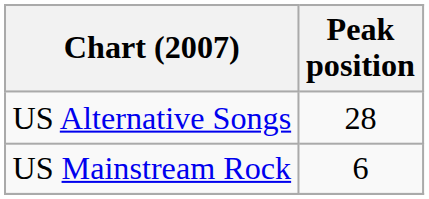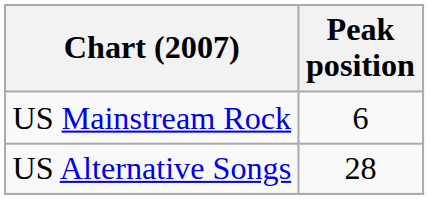rows swapped: (152, 117) <-> (152, 168)
